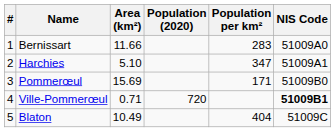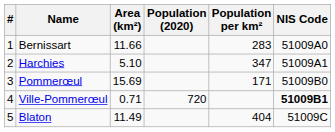(127, 117) 10.49 -> (128, 117) 11.49
